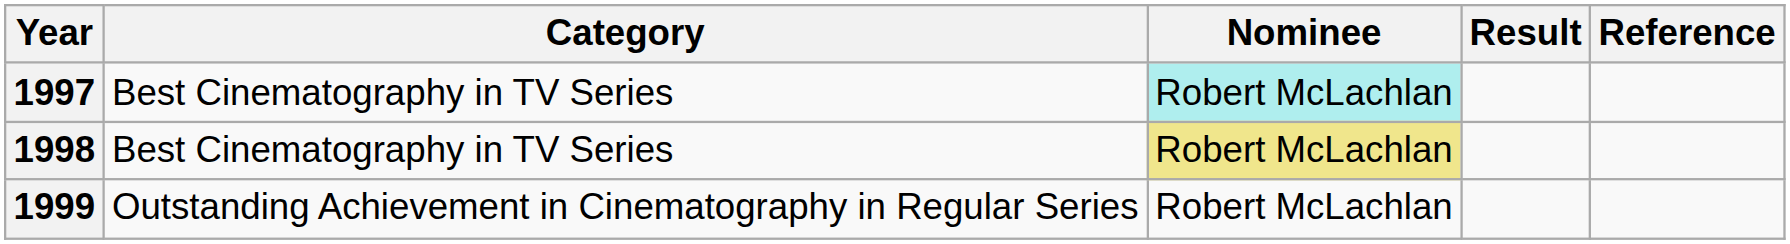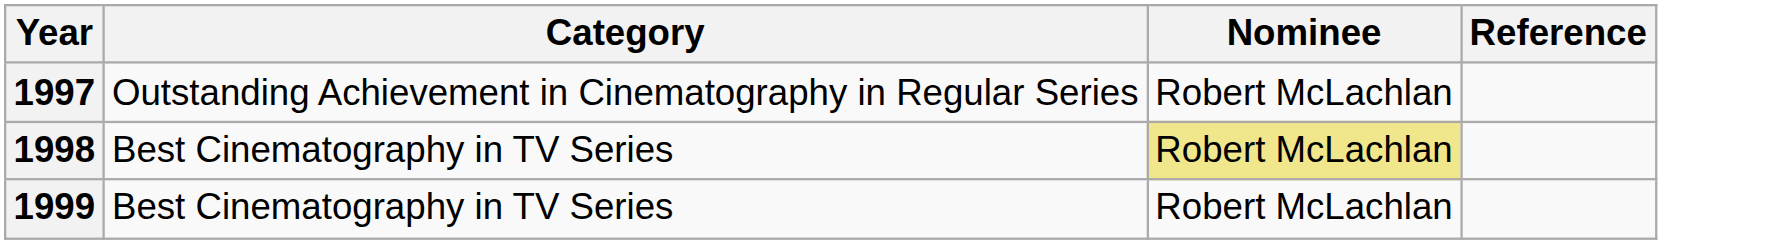- column: (1526, 33)
(393, 91) Best Cinematography in TV Series -> (625, 91) Outstanding Achievement in Cinematography in Regular Series
(1304, 91) paleturquoise background -> (1304, 91) no background
(625, 207) Outstanding Achievement in Cinematography in Regular Series -> (393, 207) Best Cinematography in TV Series
